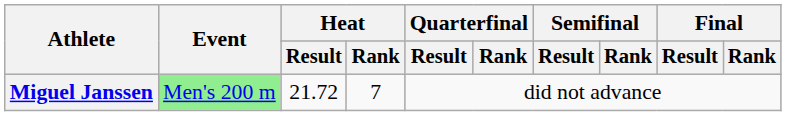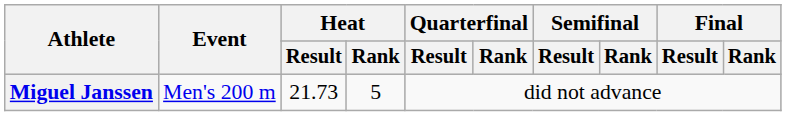(219, 92) lightgreen background -> (219, 92) no background
(314, 92) 21.72 -> (314, 92) 21.73
(376, 92) 7 -> (376, 92) 5
